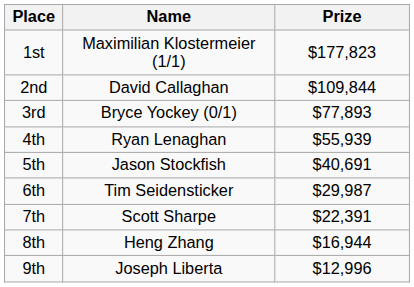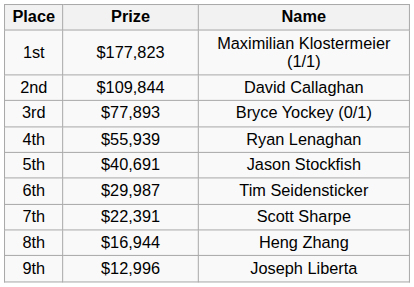columns swapped: (169, 17) <-> (342, 17)
